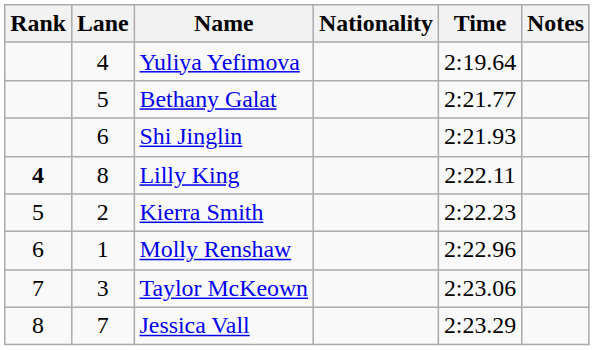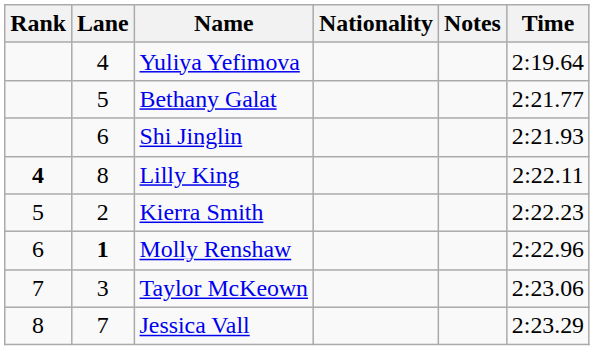columns swapped: (480, 23) <-> (556, 23)
(103, 250) normal -> (103, 250) bold
